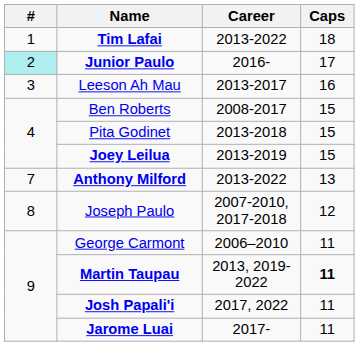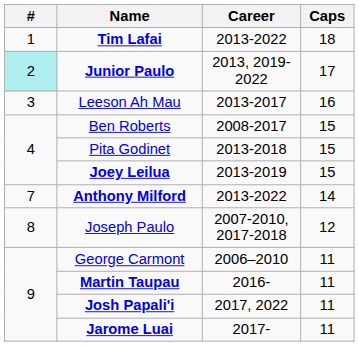(251, 62) 2016- -> (251, 71) 2013, 2019-2022
(327, 179) 13 -> (327, 196) 14
(251, 274) 2013, 2019-2022 -> (251, 282) 2016-
(327, 274) bold -> (327, 282) normal
